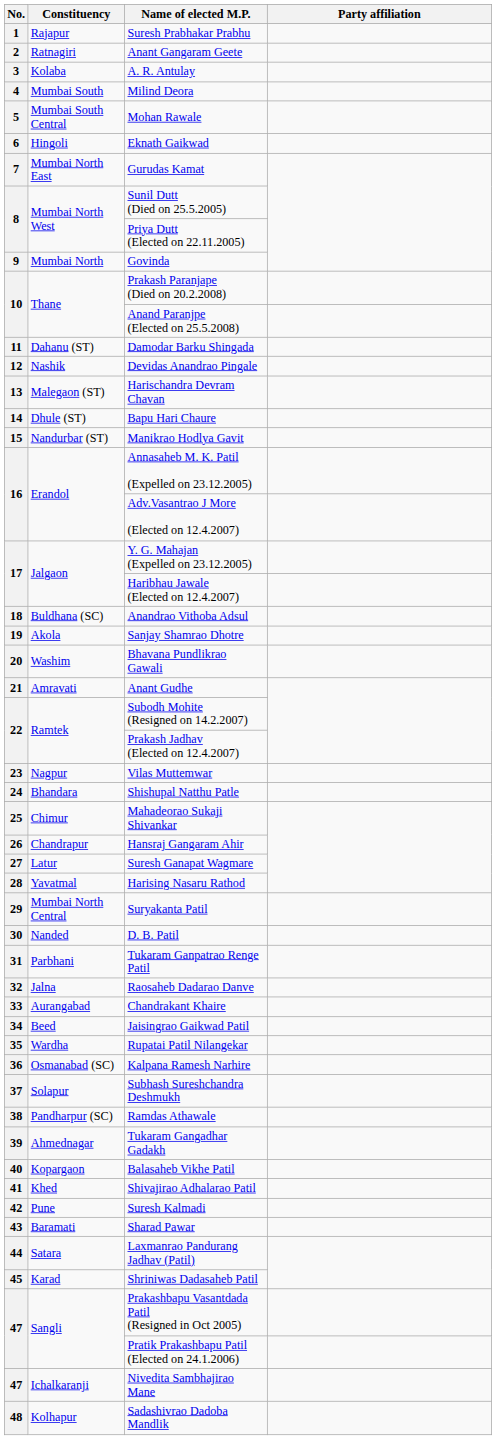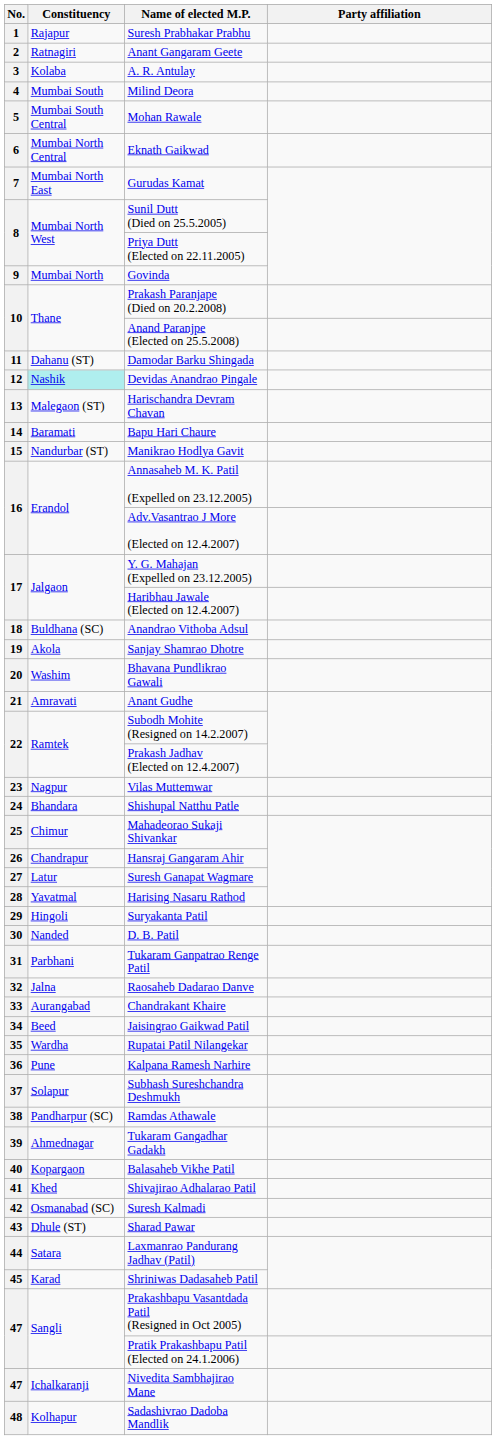(49, 143) Hingoli -> (67, 150) Mumbai North Central
(48, 366) no background -> (48, 379) paleturquoise background
(58, 418) Dhule (ST) -> (53, 432) Baramati
(67, 909) Mumbai North Central -> (49, 916) Hingoli
(72, 1064) Osmanabad (SC) -> (43, 1064) Pune
(43, 1207) Pune -> (72, 1207) Osmanabad (SC)
(53, 1227) Baramati -> (58, 1227) Dhule (ST)
